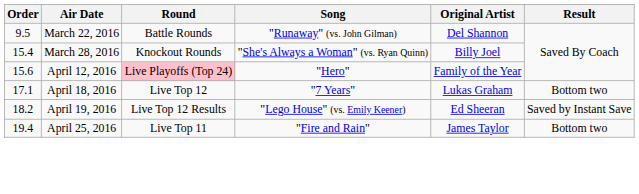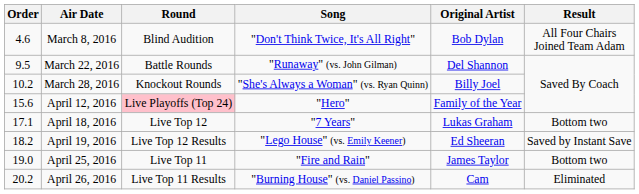+ row: (82, 39)
(23, 53) 15.4 -> (23, 84) 10.2
(23, 129) 19.4 -> (23, 160) 19.0
+ row: (82, 179)
